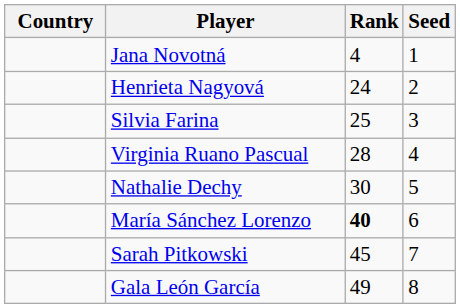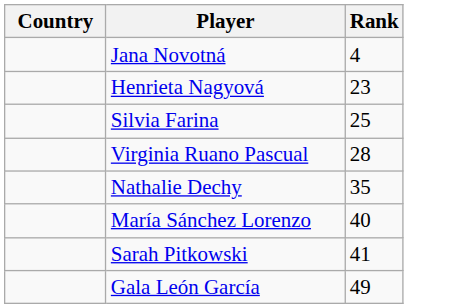- column: (429, 21)
(360, 87) 24 -> (360, 87) 23
(360, 187) 30 -> (360, 187) 35
(360, 220) bold -> (360, 220) normal
(360, 253) 45 -> (360, 253) 41
